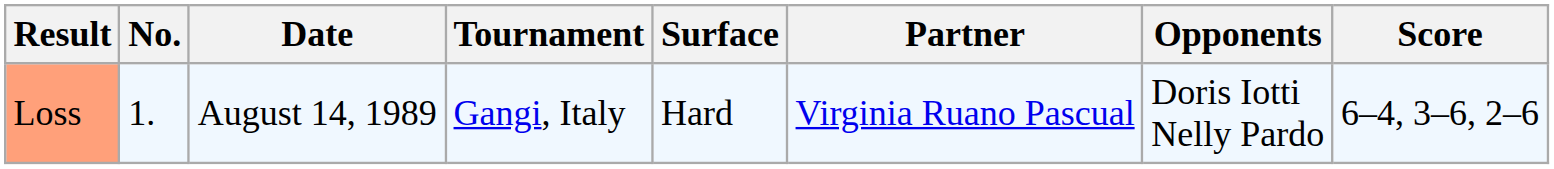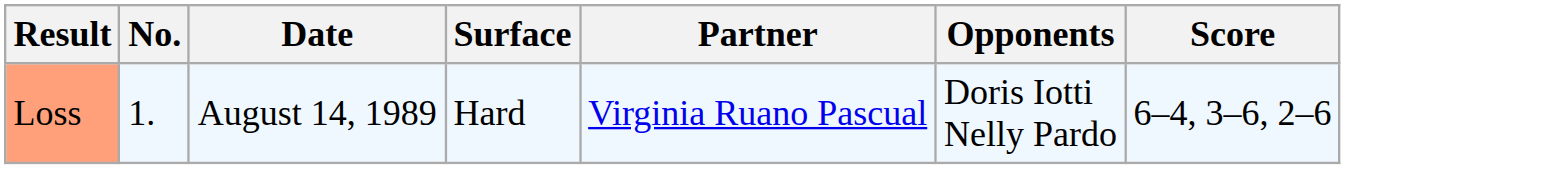- column: (549, 33)
